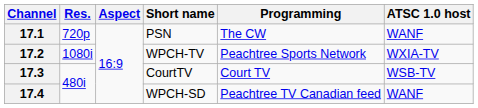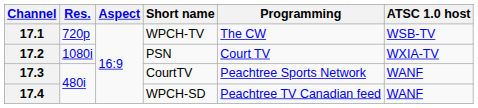(159, 34) PSN -> (175, 34) WPCH-TV
(405, 34) WANF -> (411, 34) WSB-TV
(175, 53) WPCH-TV -> (159, 53) PSN
(293, 53) Peachtree Sports Network -> (245, 53) Court TV
(245, 73) Court TV -> (293, 73) Peachtree Sports Network
(411, 73) WSB-TV -> (405, 73) WANF
